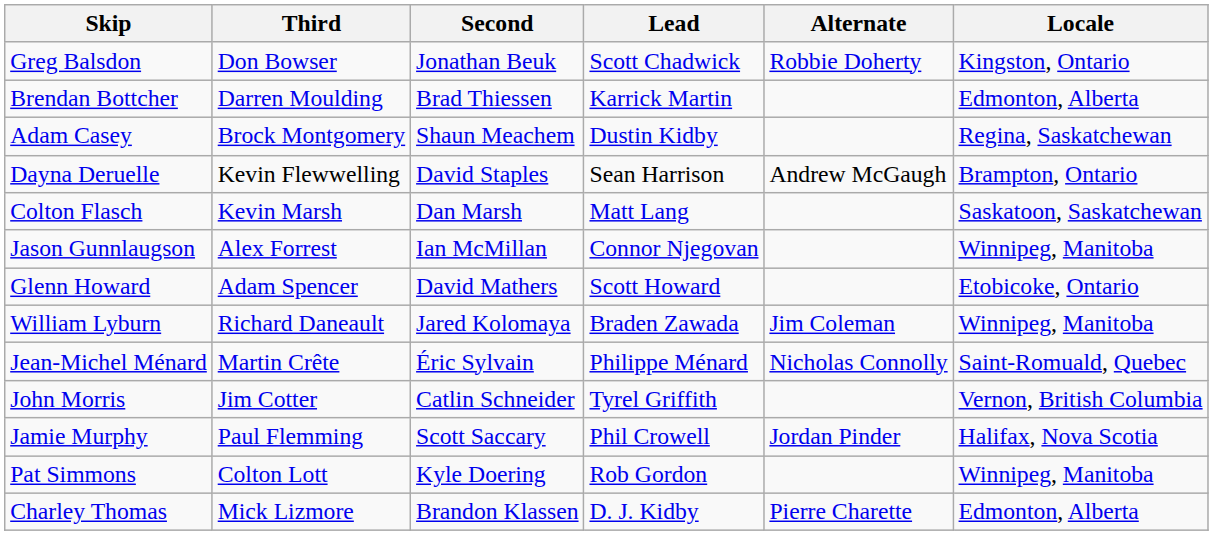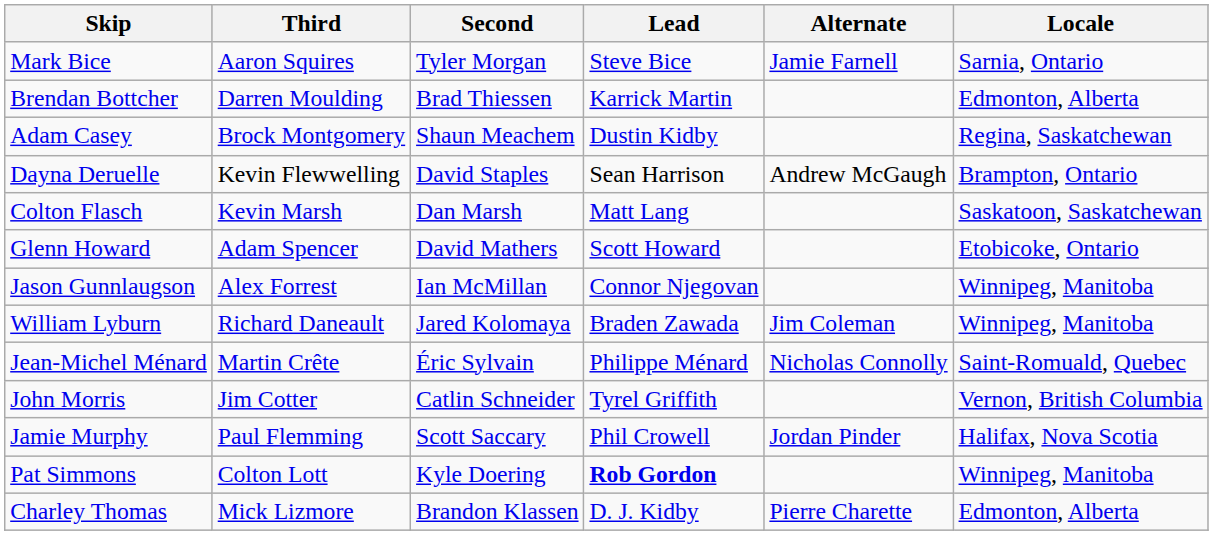- row: (76, 60)
+ row: (61, 60)
rows swapped: (103, 248) <-> (80, 286)
(648, 473) normal -> (653, 473) bold
